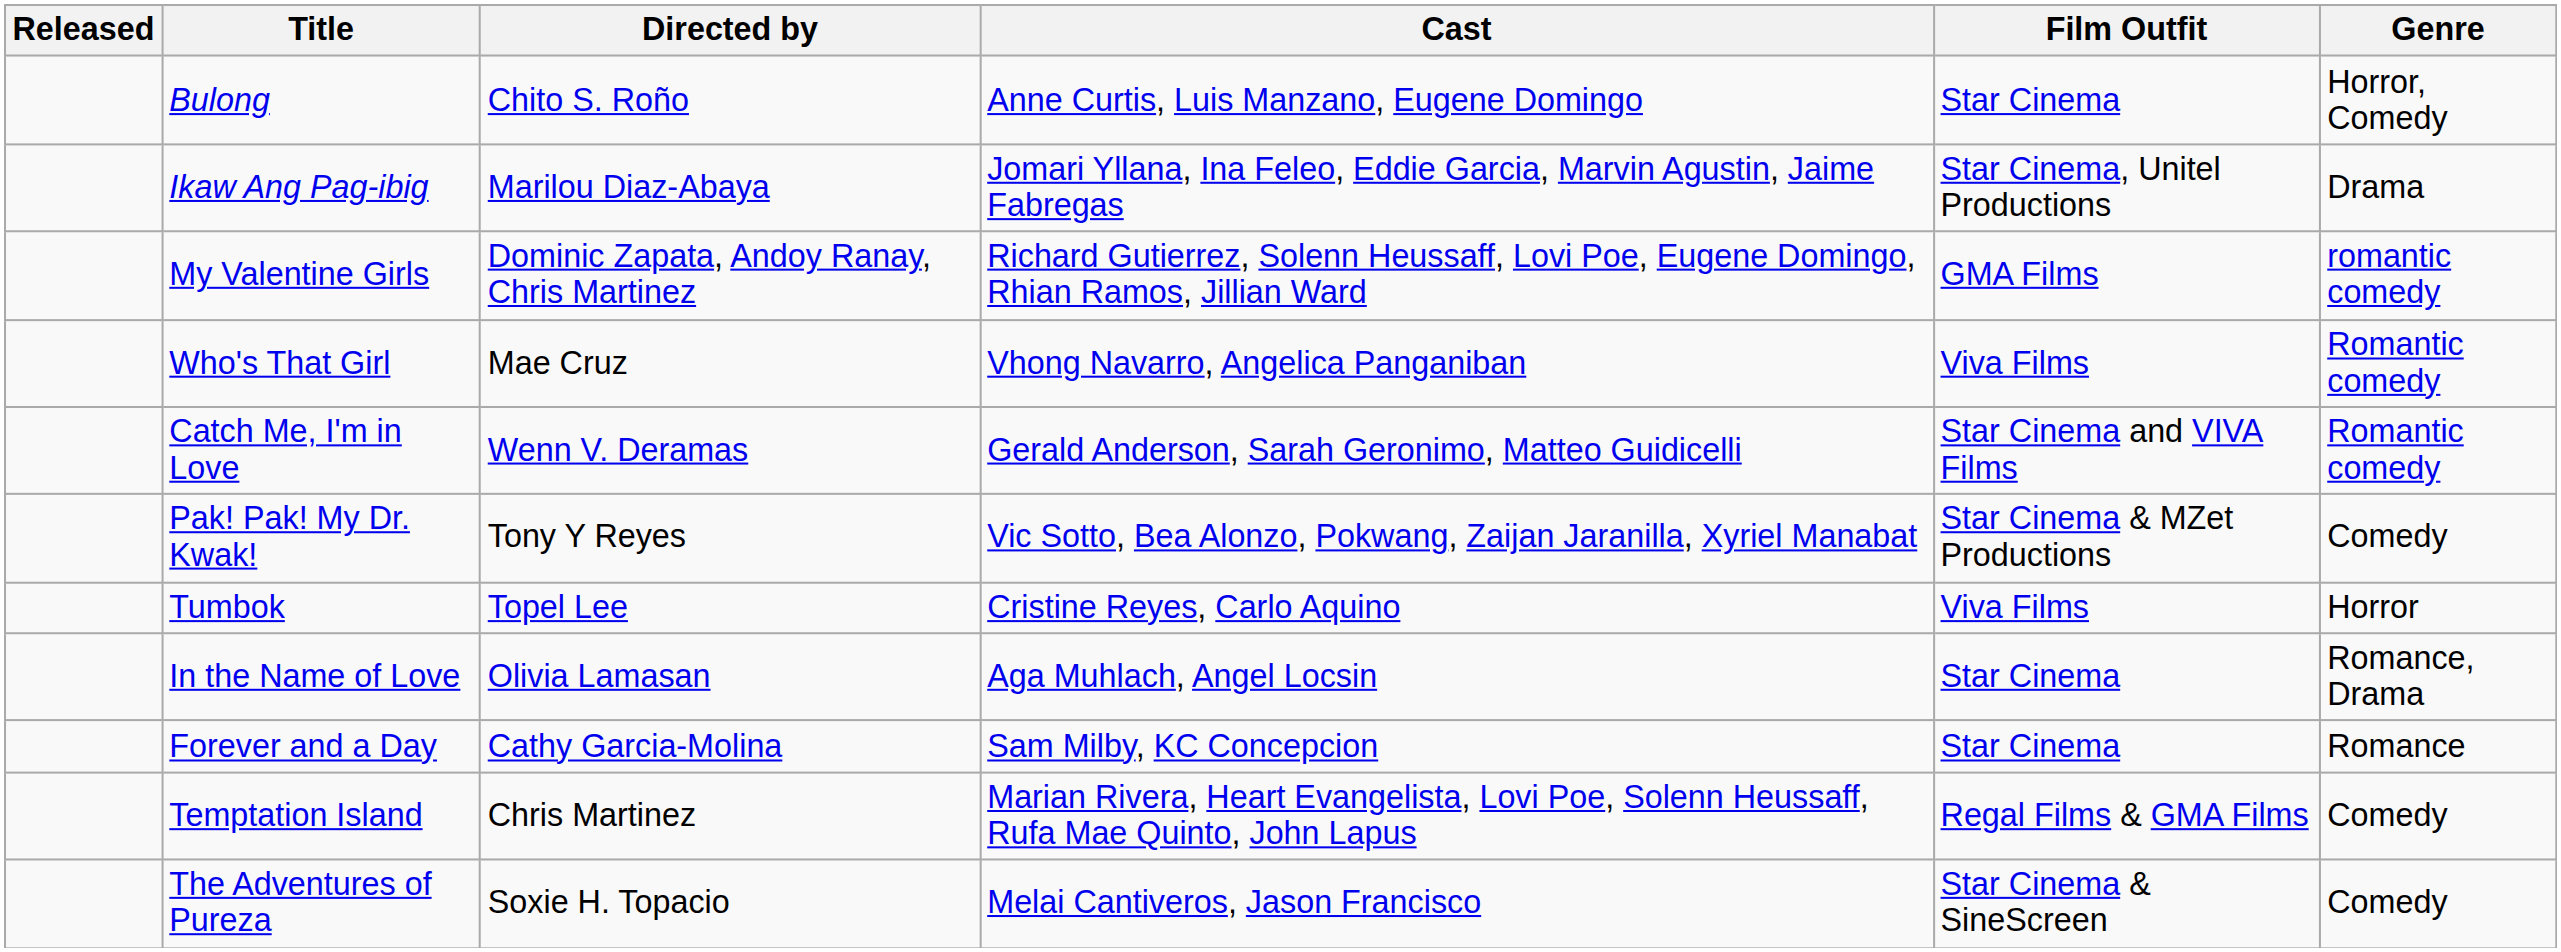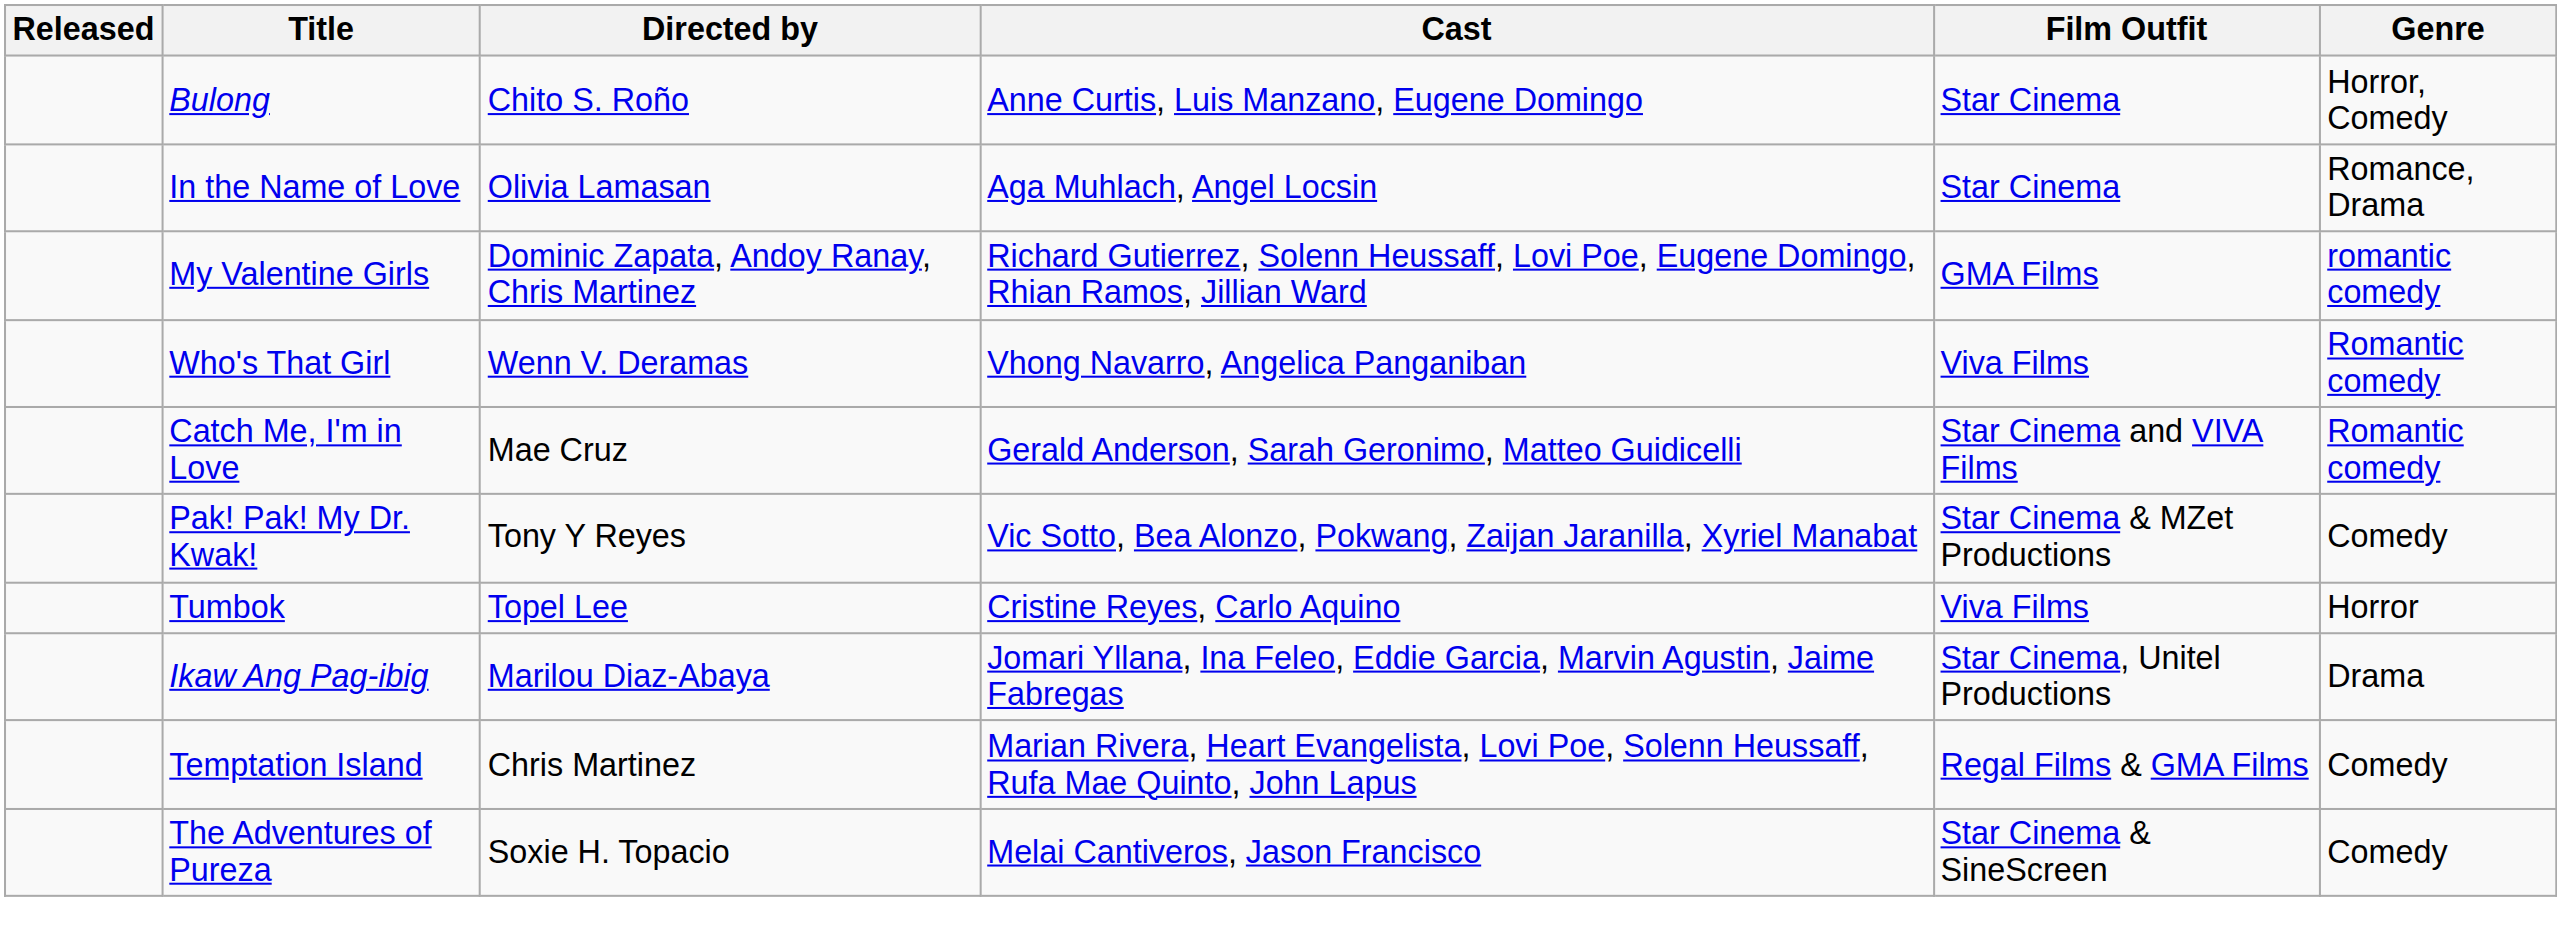rows swapped: (299, 187) <-> (315, 676)
(558, 362) Mae Cruz -> (618, 362) Wenn V. Deramas
(618, 450) Wenn V. Deramas -> (558, 450) Mae Cruz
- row: (303, 745)
